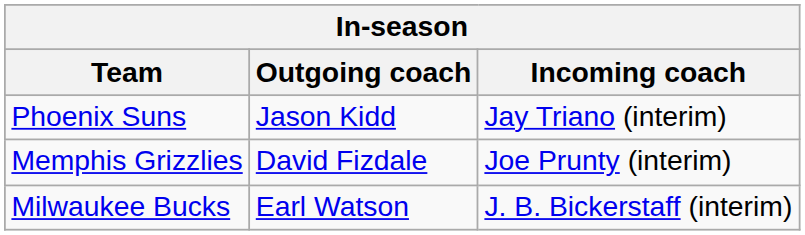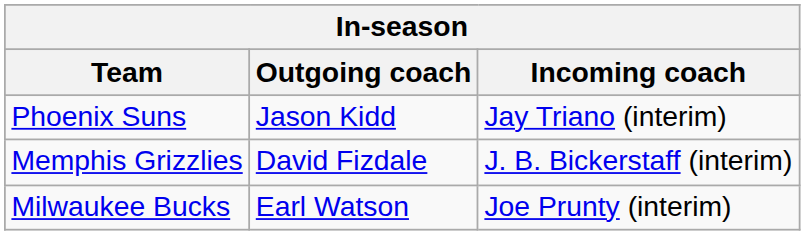(608, 161) Joe Prunty (interim) -> (638, 161) J. B. Bickerstaff (interim)
(638, 206) J. B. Bickerstaff (interim) -> (608, 206) Joe Prunty (interim)
